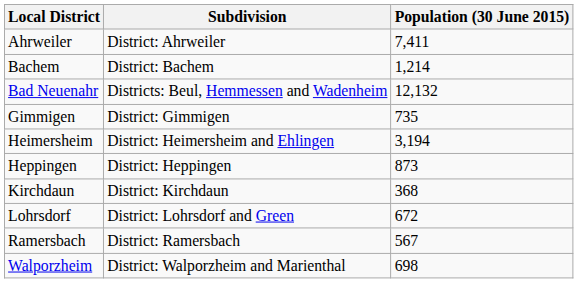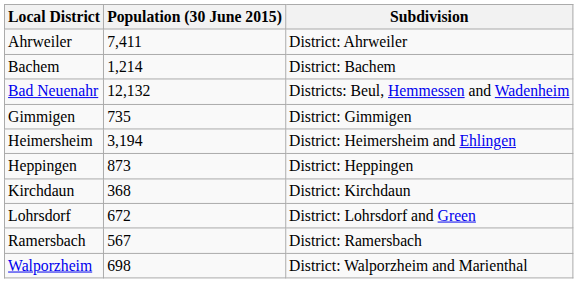columns swapped: (247, 16) <-> (482, 16)
